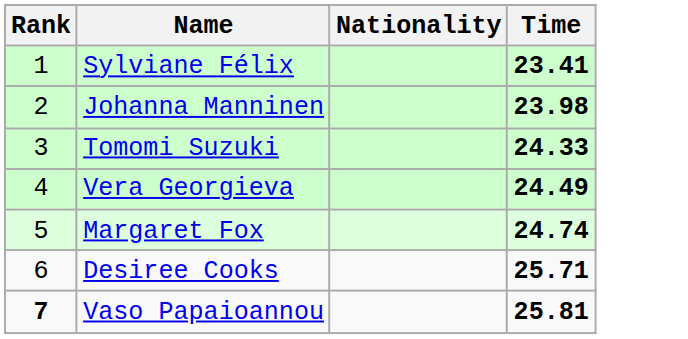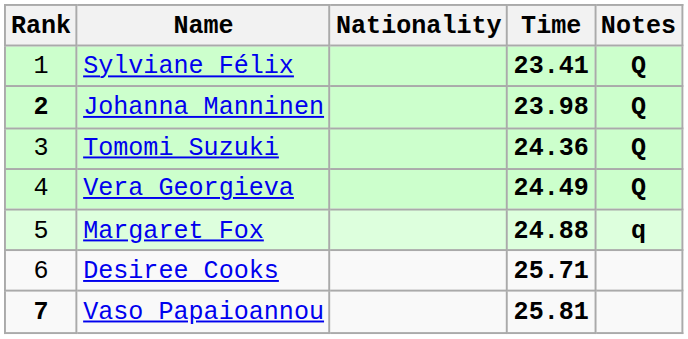+ column: (638, 25)
(41, 107) normal -> (41, 107) bold
(551, 148) 24.33 -> (551, 148) 24.36
(551, 230) 24.74 -> (551, 230) 24.88
